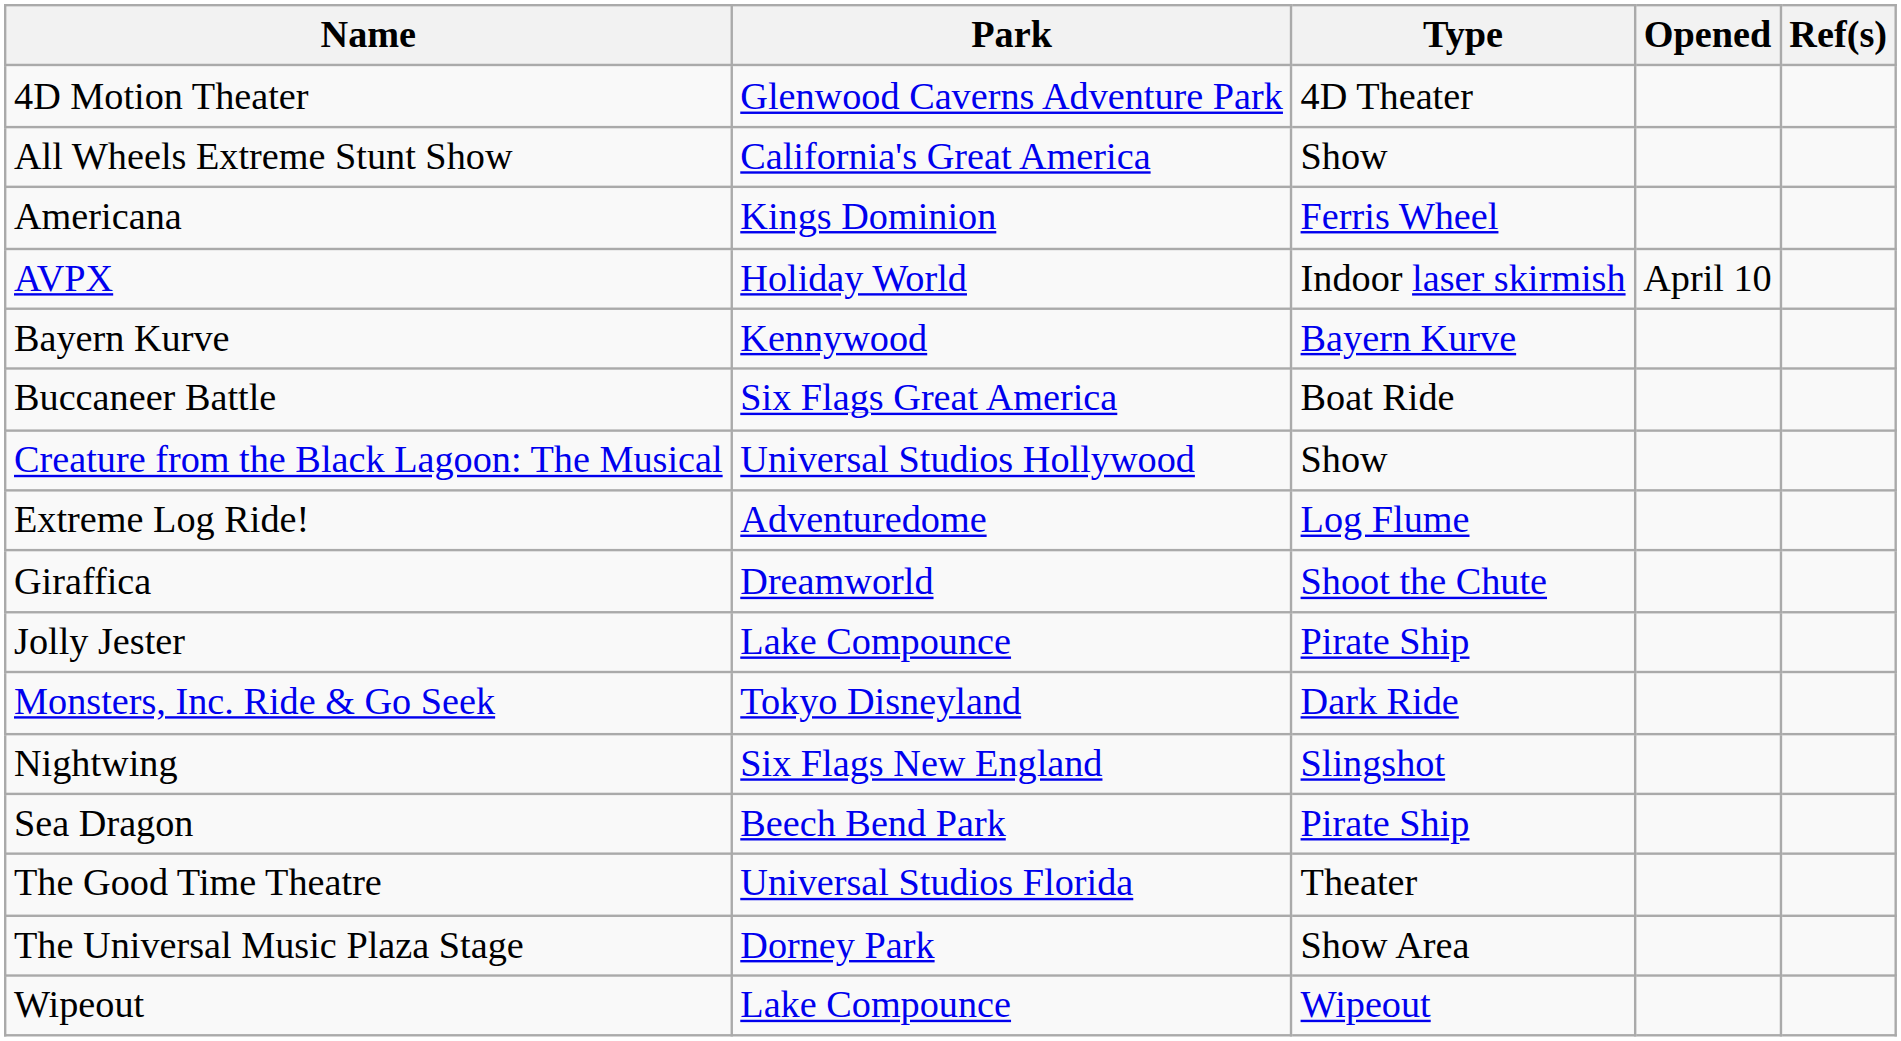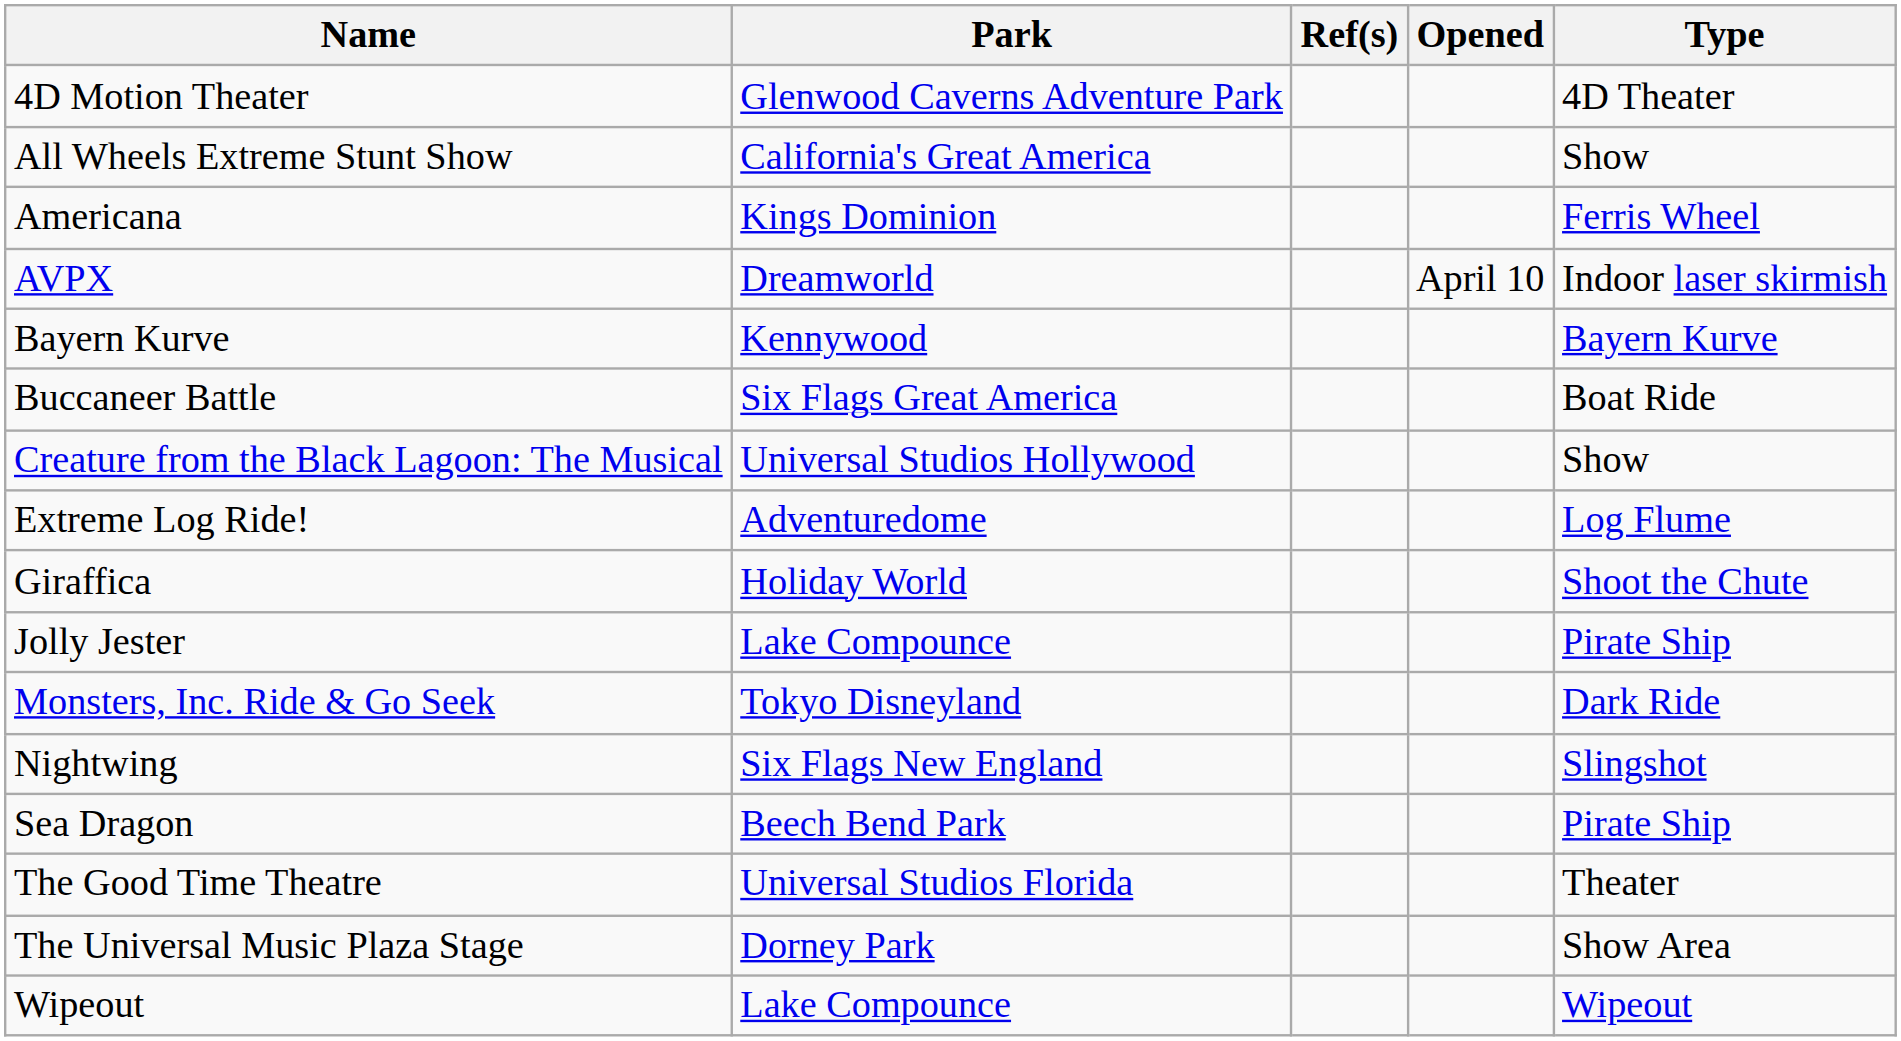columns swapped: (1463, 34) <-> (1838, 34)
(854, 277) Holiday World -> (837, 277) Dreamworld
(837, 580) Dreamworld -> (854, 580) Holiday World
